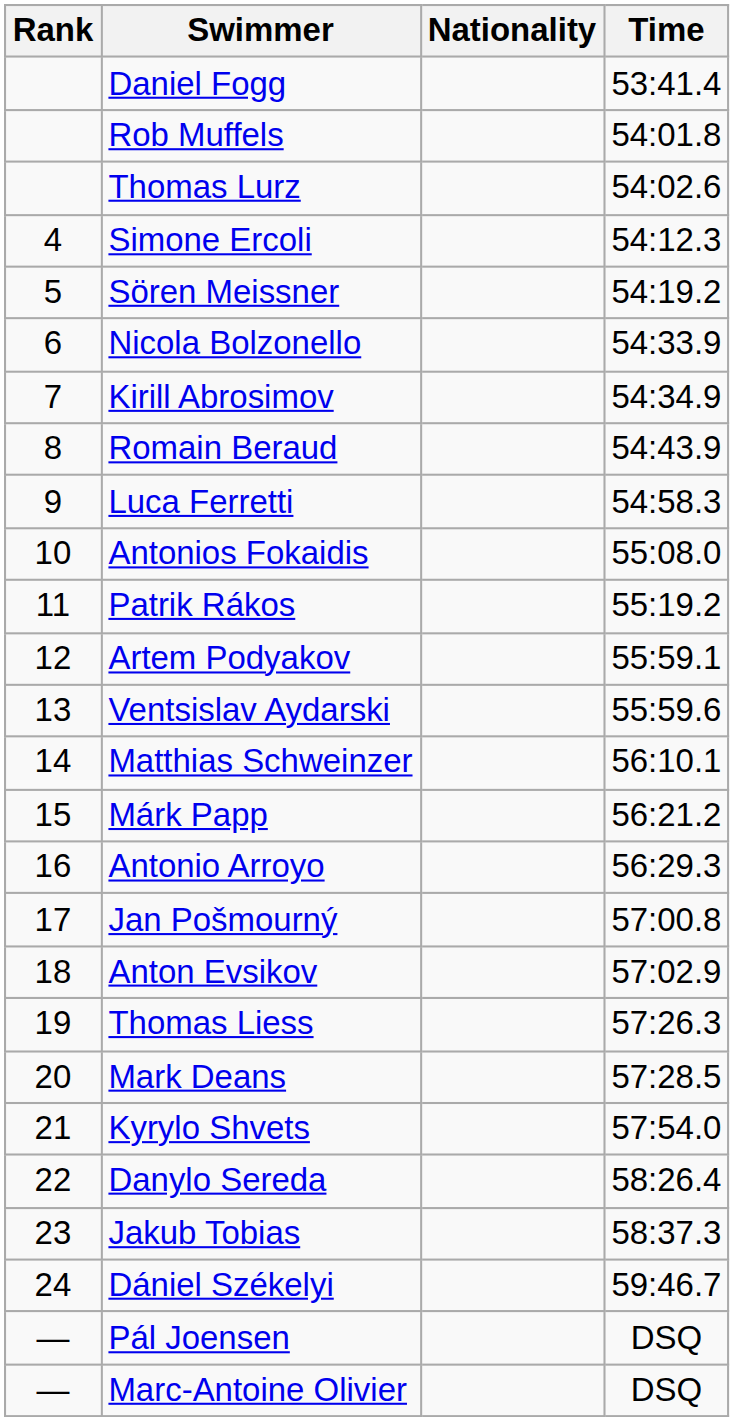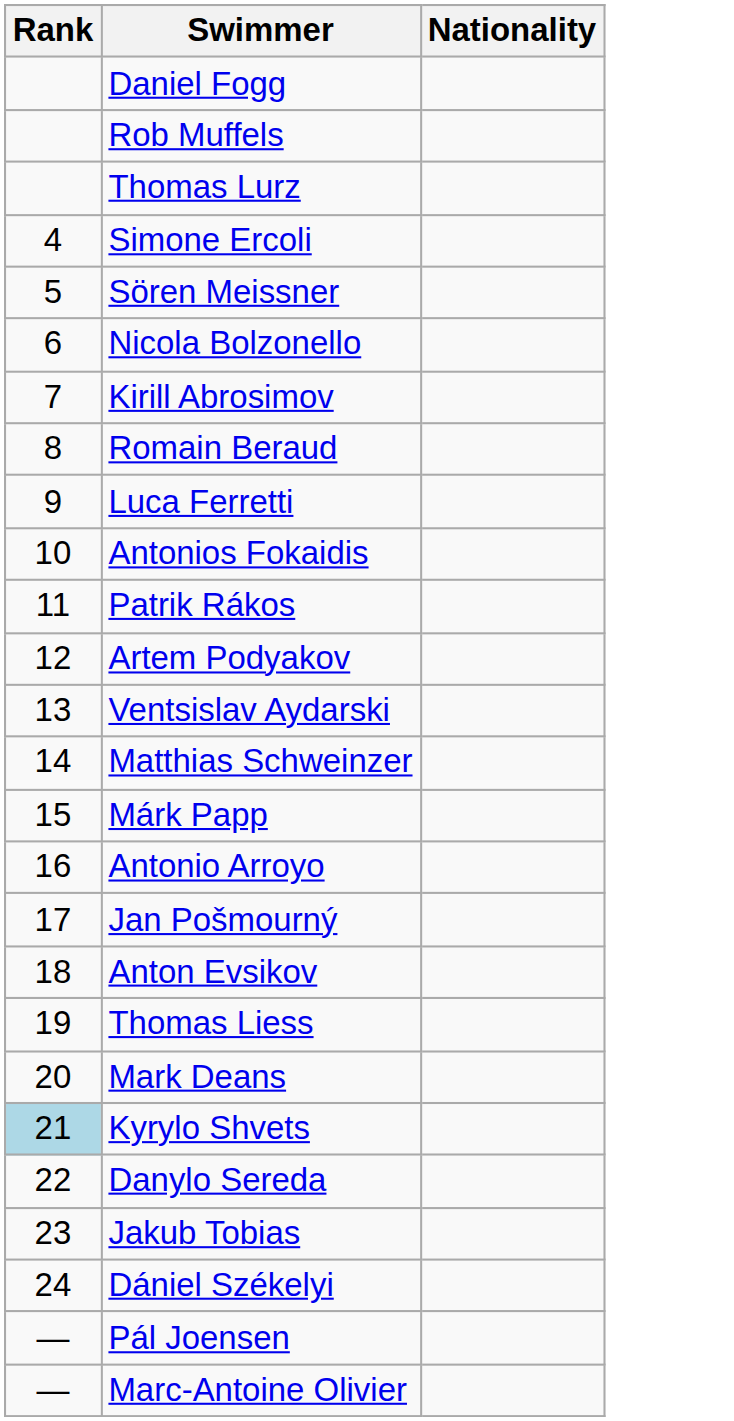- column: (666, 30)
(53, 1128) no background -> (53, 1128) lightblue background
